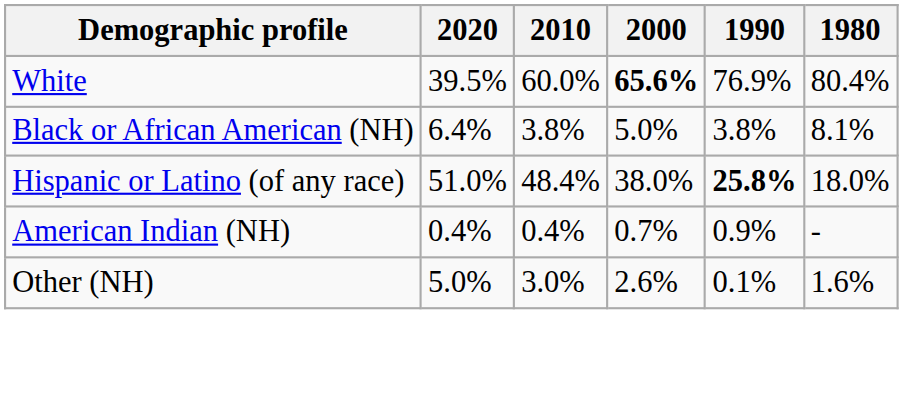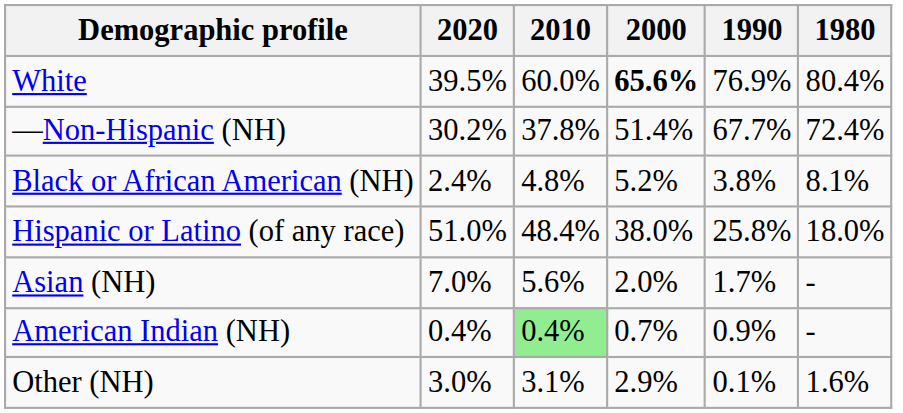+ row: (149, 130)
(460, 130) 6.4% -> (460, 181) 2.4%
(553, 130) 3.8% -> (553, 181) 4.8%
(646, 130) 5.0% -> (646, 181) 5.2%
(754, 181) bold -> (752, 231) normal
+ row: (84, 281)
(553, 231) no background -> (553, 332) lightgreen background
(460, 281) 5.0% -> (460, 382) 3.0%
(553, 281) 3.0% -> (553, 382) 3.1%
(646, 281) 2.6% -> (646, 382) 2.9%
